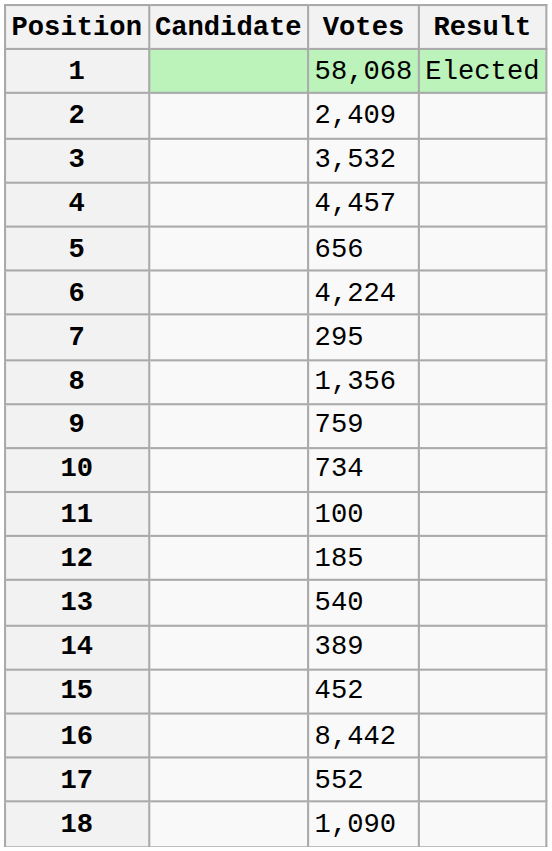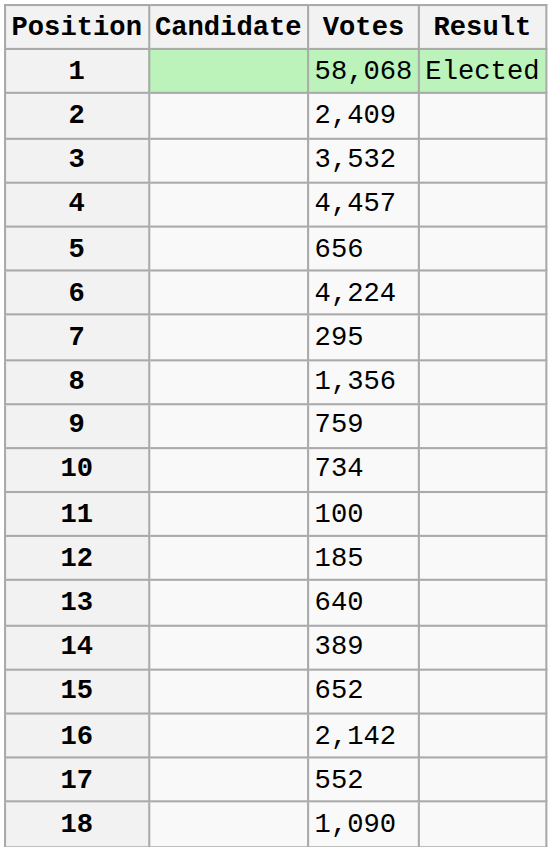(339, 603) 540 -> (339, 603) 640
(339, 691) 452 -> (339, 691) 652
(355, 736) 8,442 -> (355, 736) 2,142
